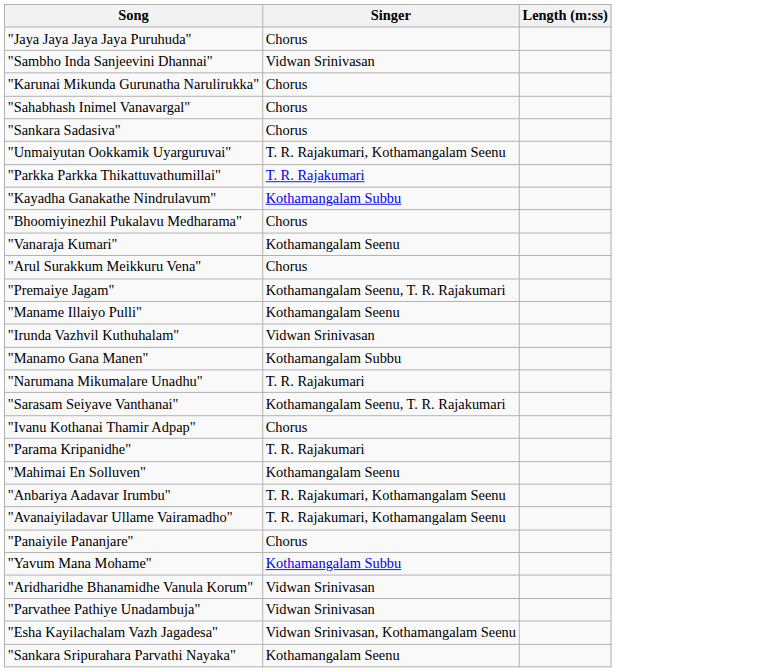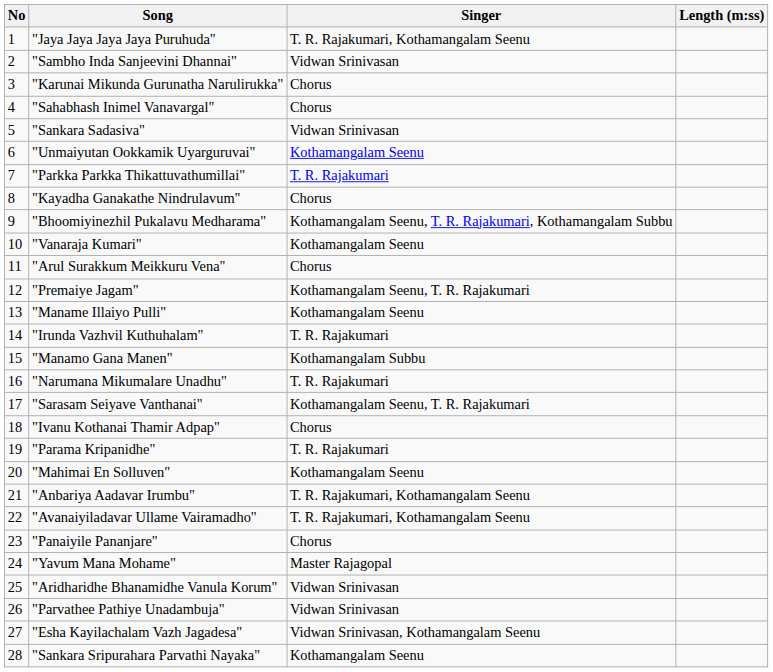+ column: (17, 15)
(286, 38) Chorus -> (410, 38) T. R. Rajakumari, Kothamangalam Seenu
(286, 130) Chorus -> (344, 130) Vidwan Srinivasan
(386, 152) T. R. Rajakumari, Kothamangalam Seenu -> (357, 152) Kothamangalam Seenu
(333, 198) Kothamangalam Subbu -> (311, 198) Chorus
(286, 221) Chorus -> (481, 221) Kothamangalam Seenu, T. R. Rajakumari, Kothamangalam Subbu
(320, 335) Vidwan Srinivasan -> (339, 335) T. R. Rajakumari
(333, 564) Kothamangalam Subbu -> (341, 564) Master Rajagopal
